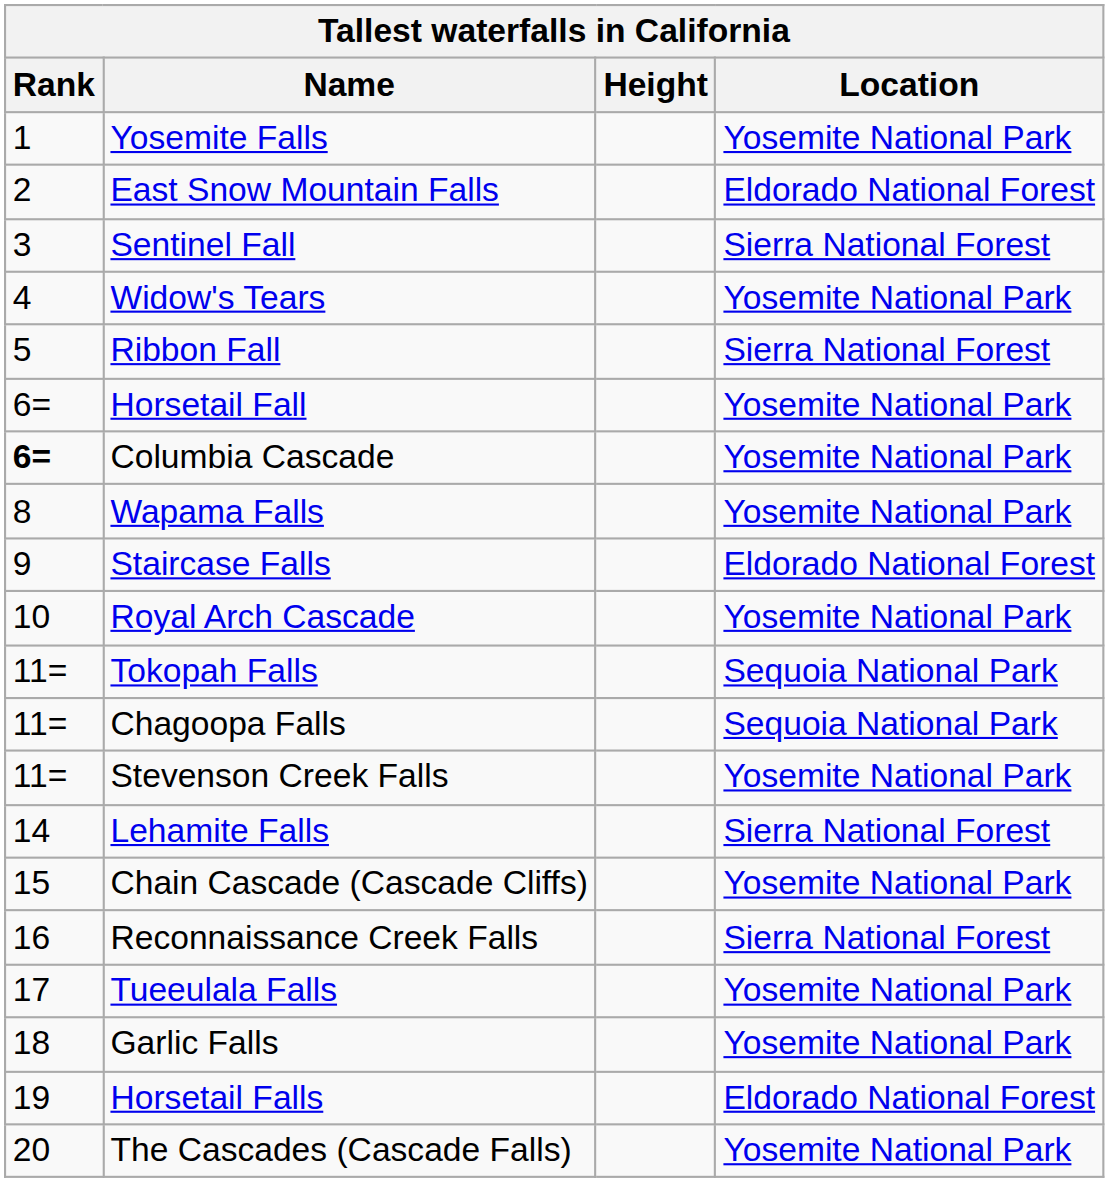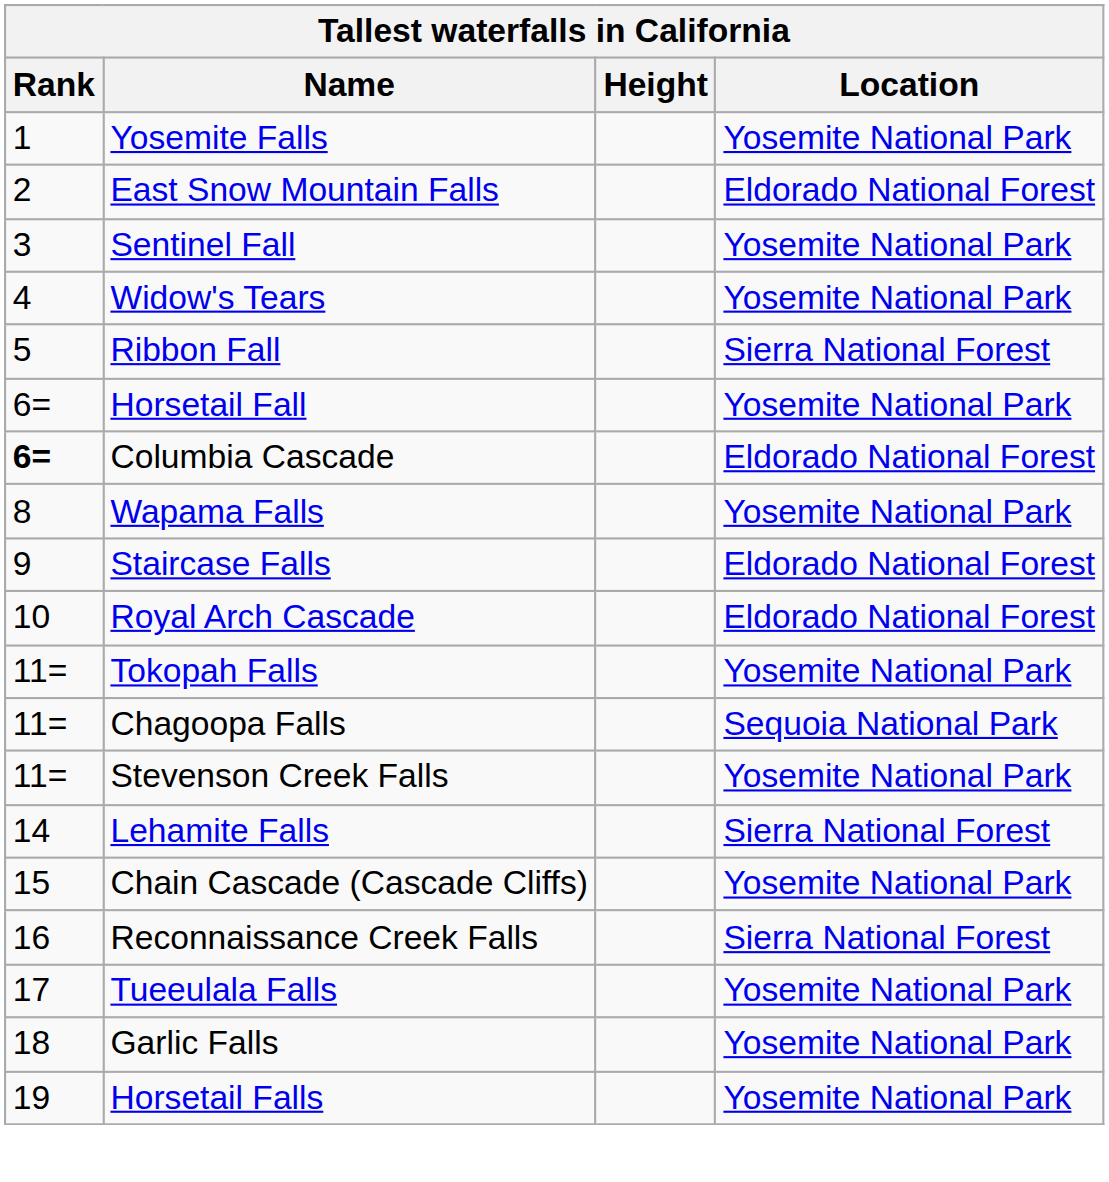(887, 244) Sierra National Forest -> (897, 244) Yosemite National Park
(897, 457) Yosemite National Park -> (909, 457) Eldorado National Forest
(897, 617) Yosemite National Park -> (909, 617) Eldorado National Forest
(891, 670) Sequoia National Park -> (897, 670) Yosemite National Park
(909, 1096) Eldorado National Forest -> (897, 1096) Yosemite National Park
- row: (341, 1150)
